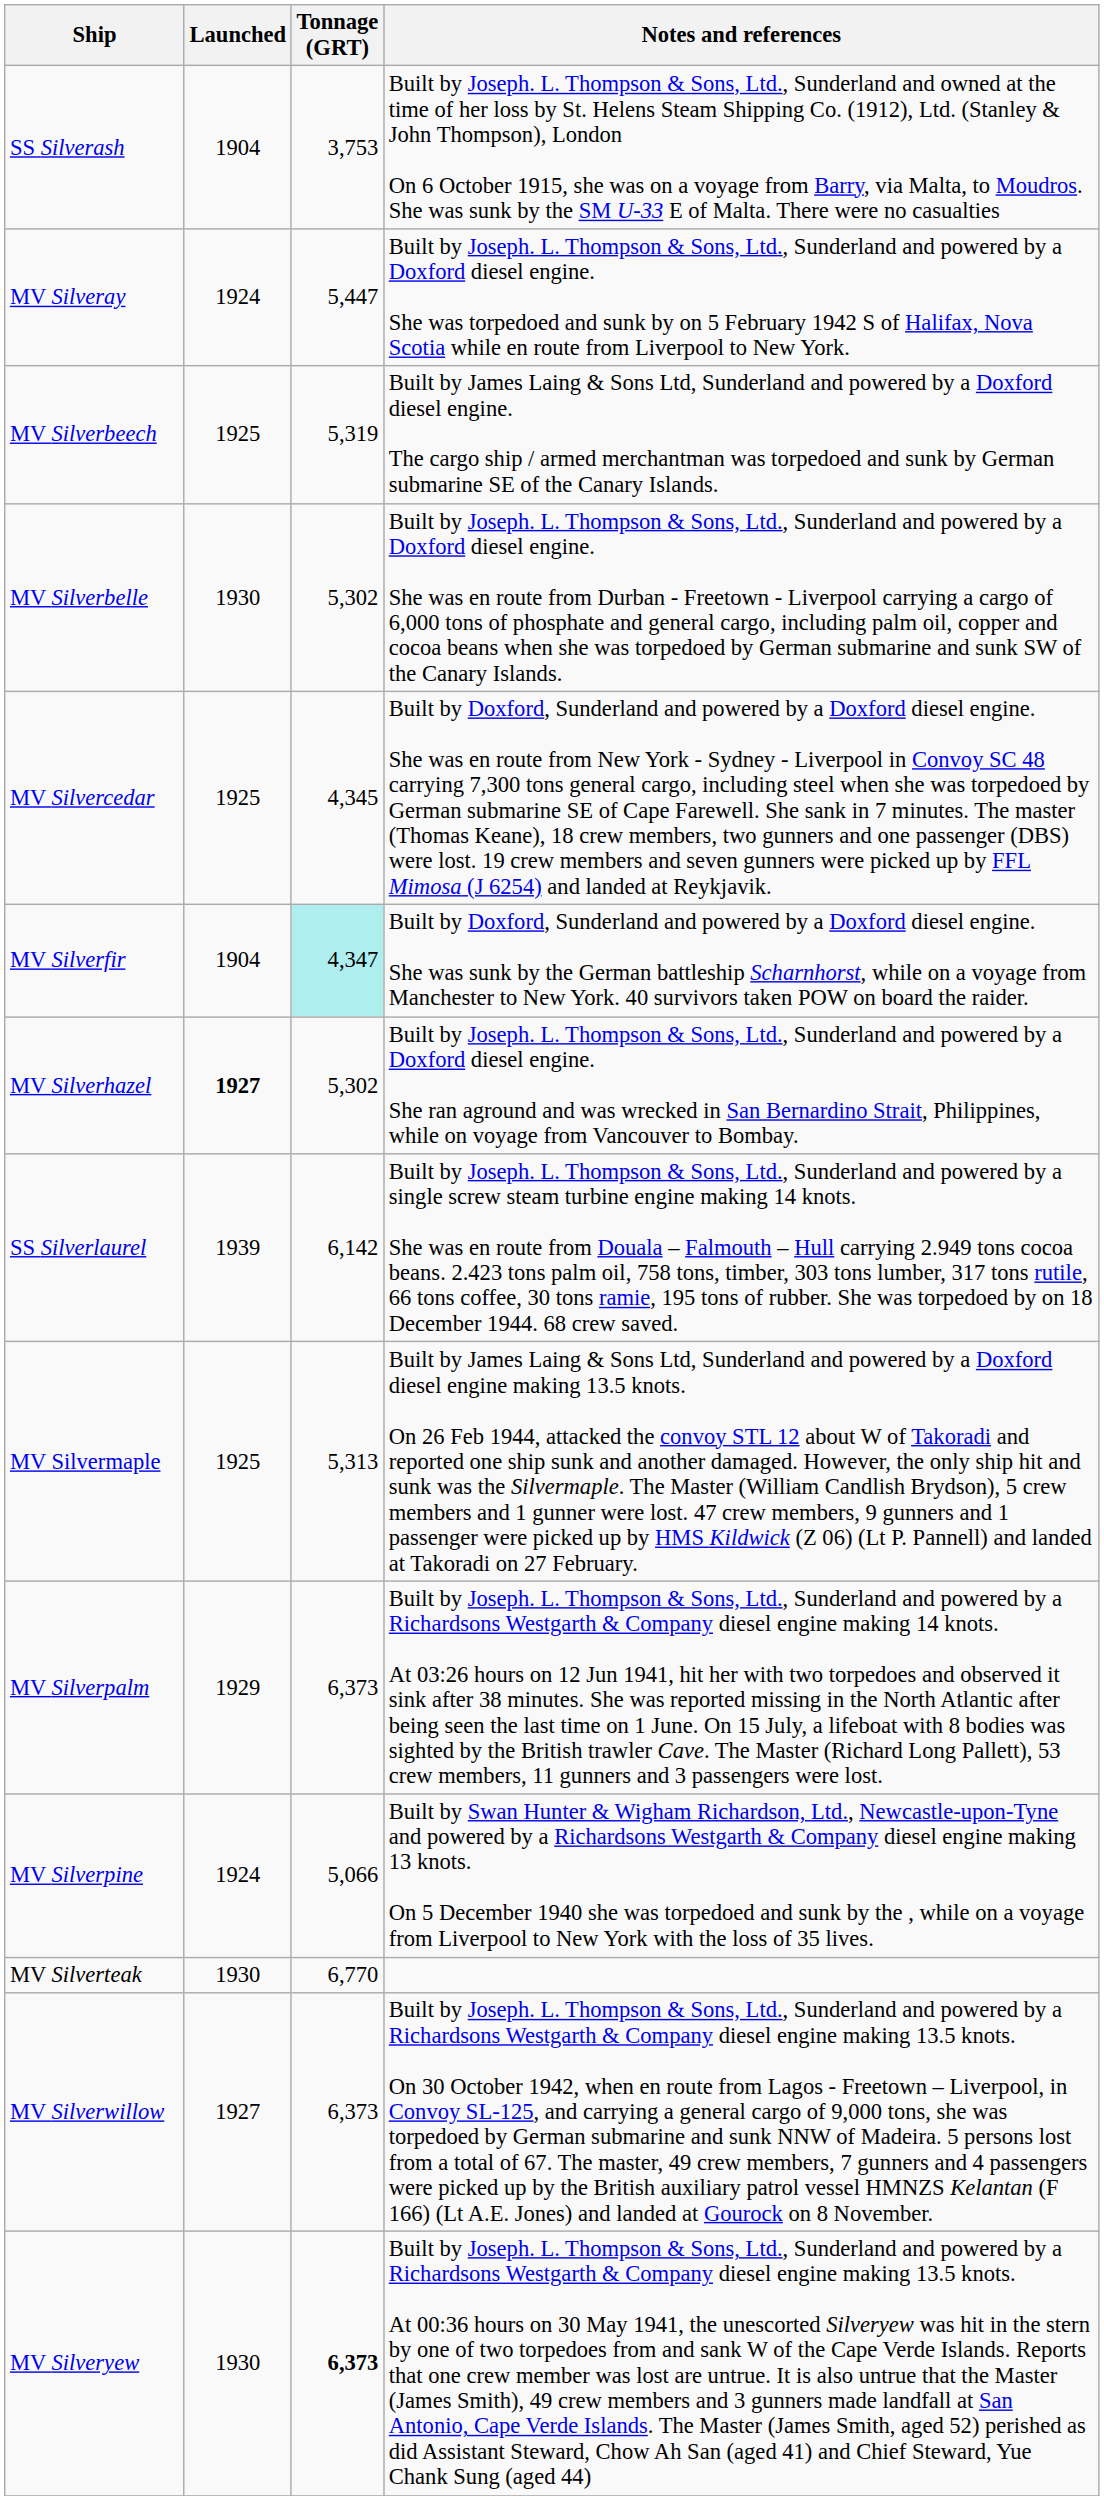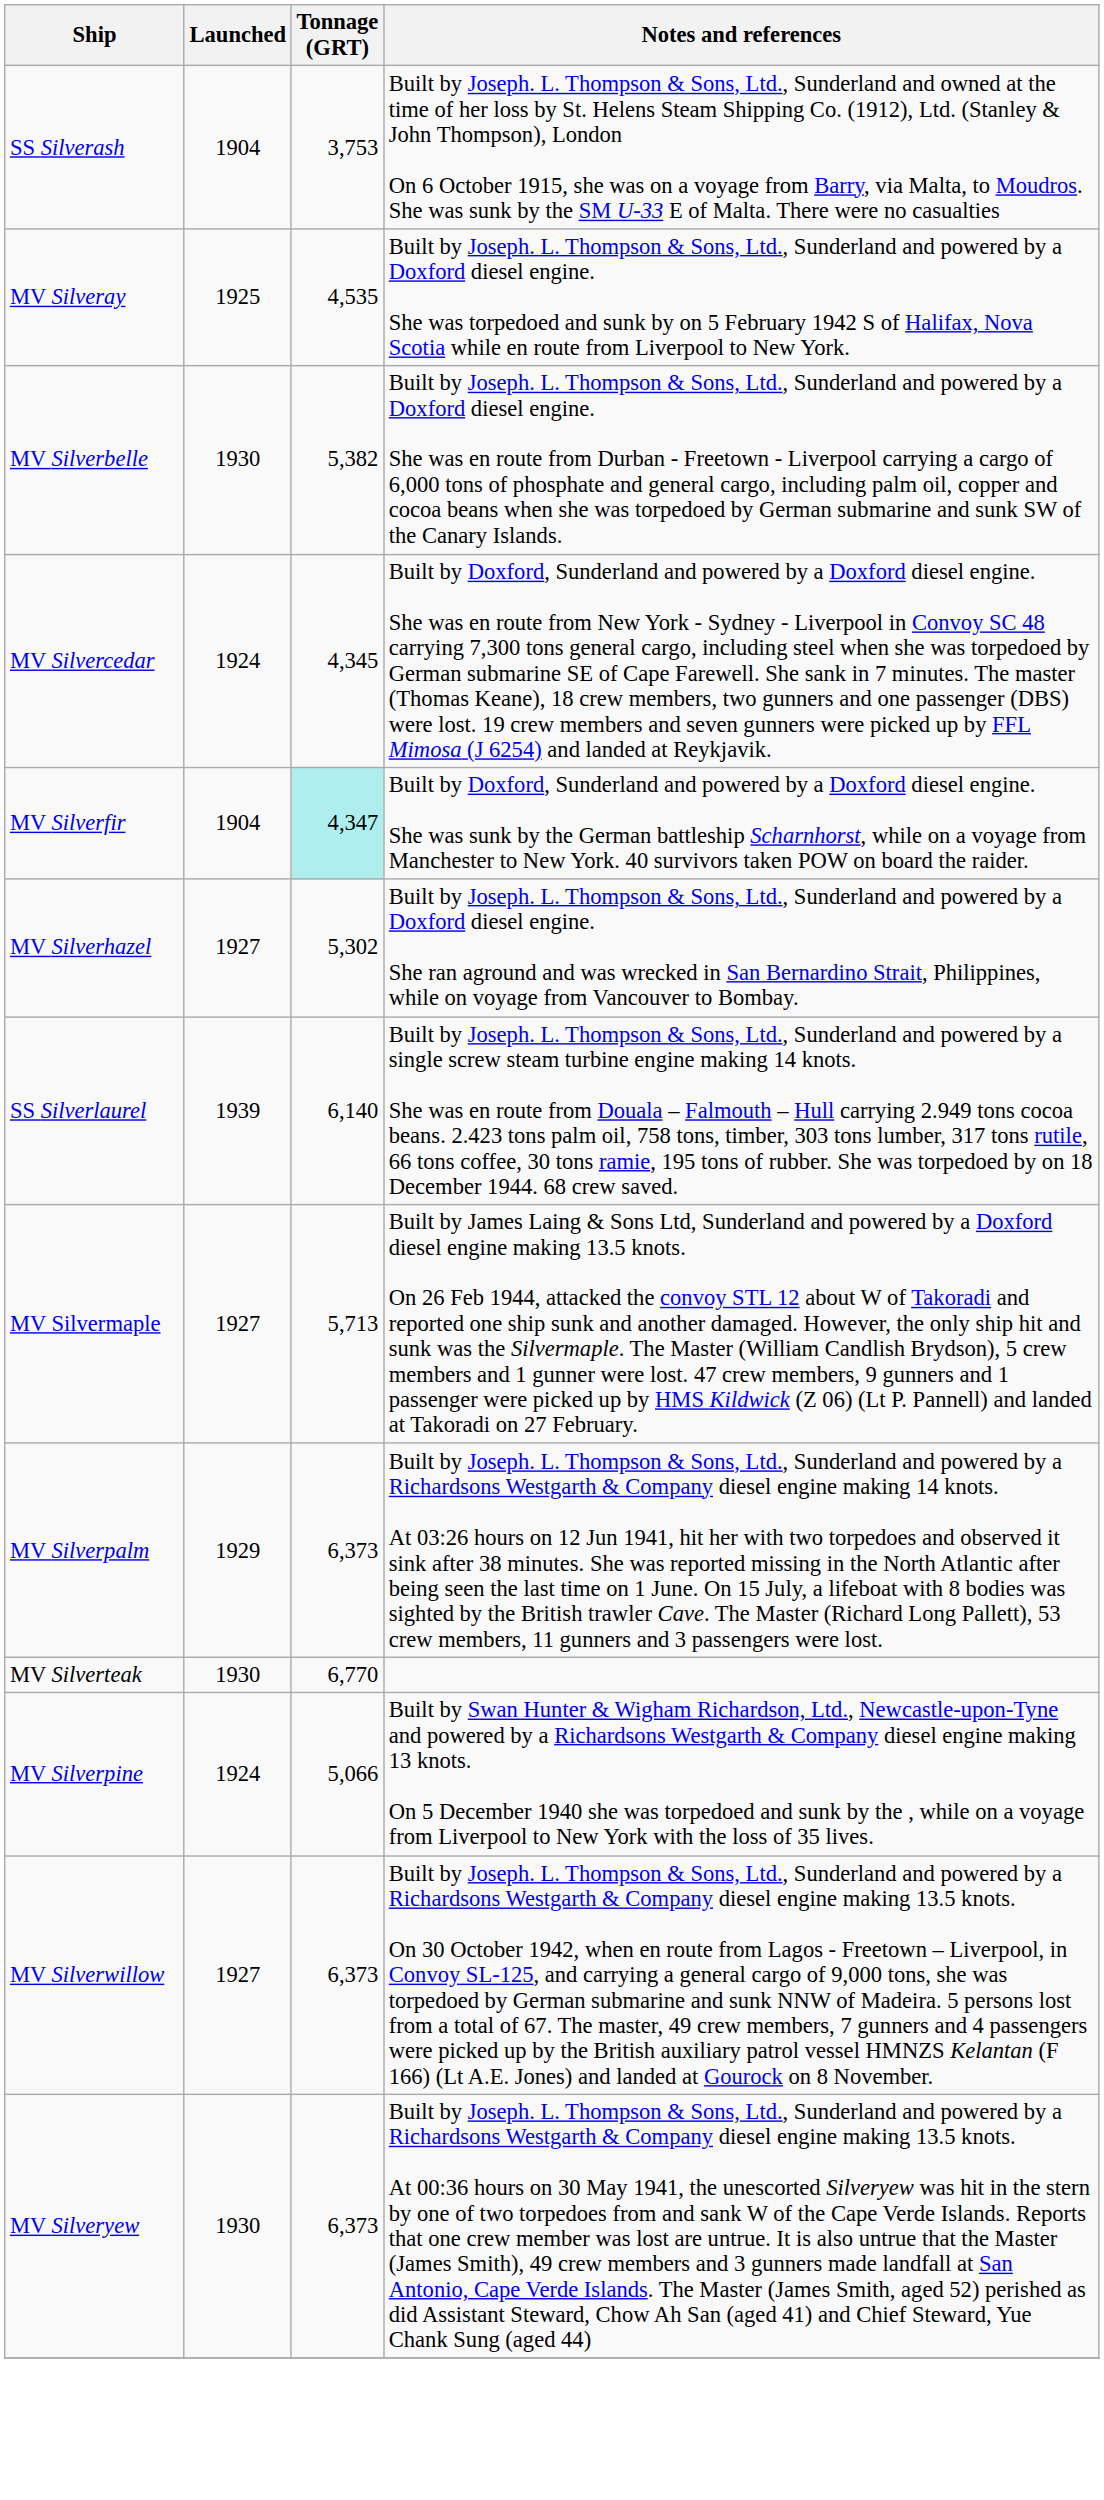(238, 296) 1924 -> (238, 296) 1925
(353, 296) 5,447 -> (353, 296) 4,535
- row: (83, 434)
(353, 596) 5,302 -> (353, 459) 5,382
(238, 797) 1925 -> (238, 660) 1924
(238, 1085) bold -> (238, 947) normal
(353, 1247) 6,142 -> (353, 1110) 6,140
(238, 1461) 1925 -> (238, 1323) 1927
(353, 1461) 5,313 -> (353, 1323) 5,713
rows swapped: (76, 1875) <-> (76, 1974)
(353, 2363) bold -> (353, 2226) normal
